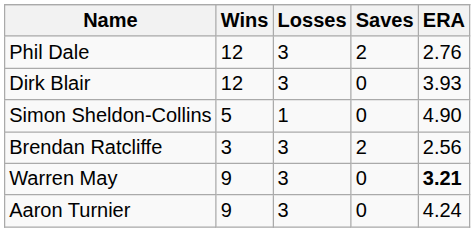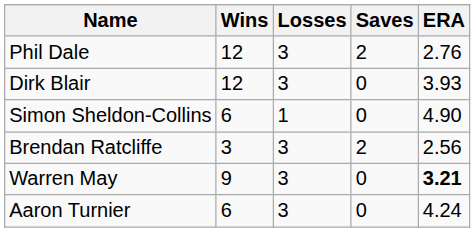(226, 115) 5 -> (226, 115) 6
(226, 210) 9 -> (226, 210) 6
